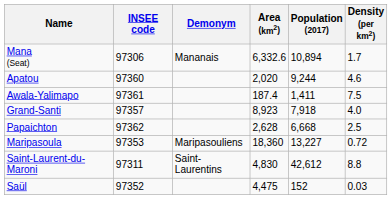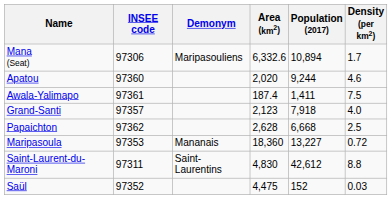(197, 57) Mananais -> (209, 57) Maripasouliens
(265, 111) 8,923 -> (265, 111) 2,123
(209, 143) Maripasouliens -> (197, 143) Mananais
